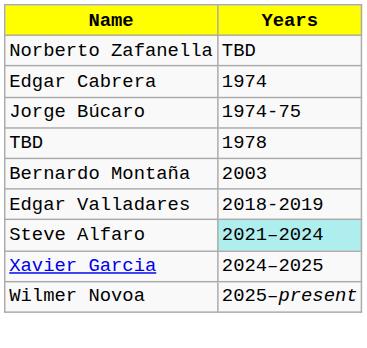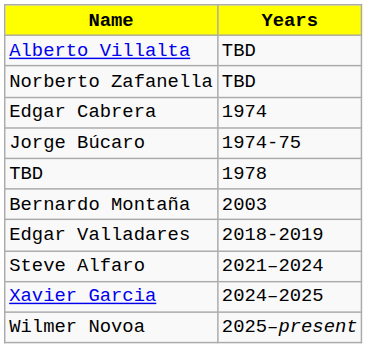+ row: (100, 51)
(273, 235) paleturquoise background -> (273, 266) no background
